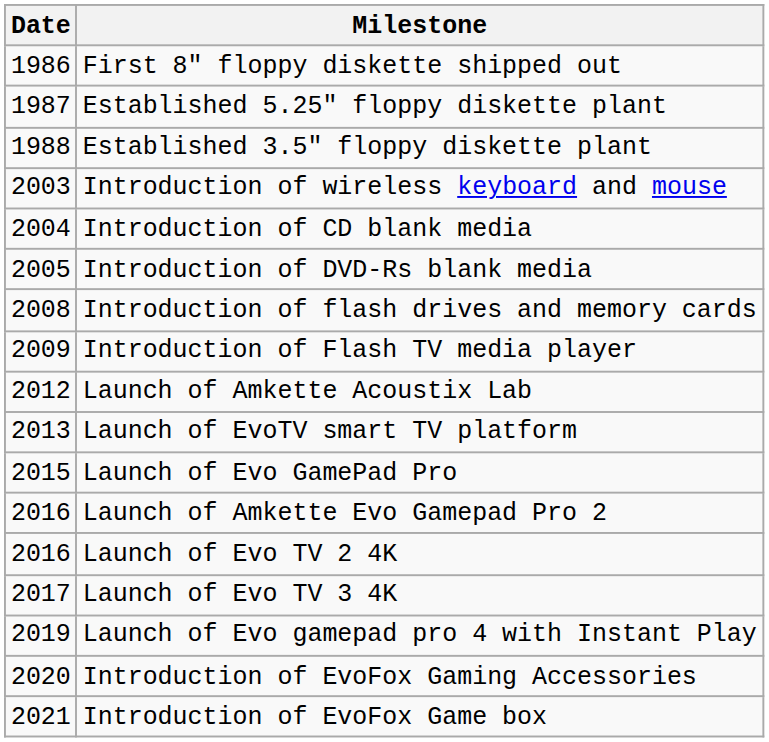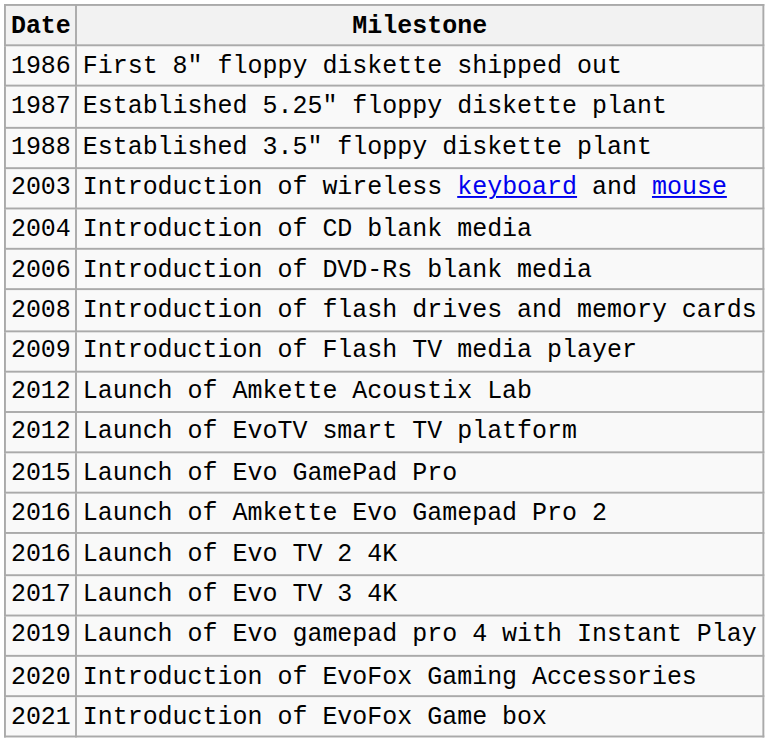(41, 269) 2005 -> (41, 269) 2006
(41, 432) 2013 -> (41, 432) 2012
